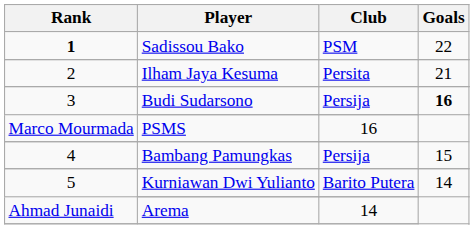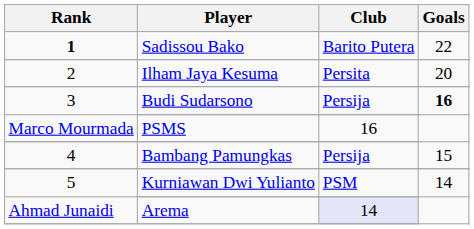(340, 45) PSM -> (369, 45) Barito Putera
(444, 73) 21 -> (444, 73) 20
(369, 182) Barito Putera -> (340, 182) PSM
(369, 210) no background -> (369, 210) lavender background
